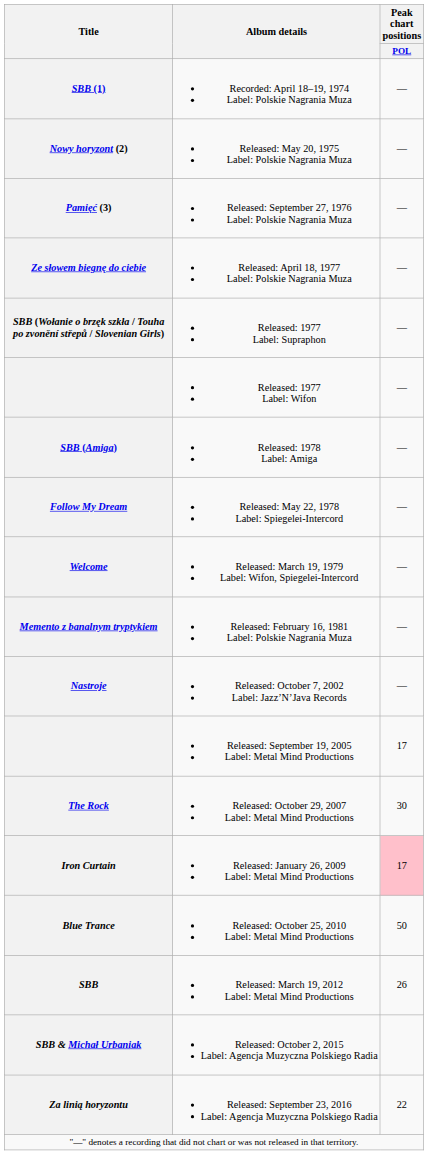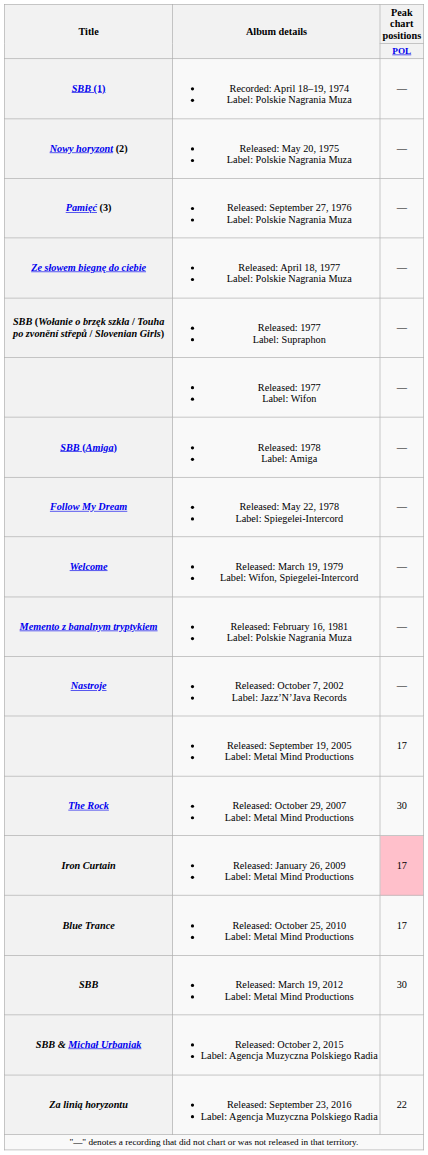(402, 925) 50 -> (402, 925) 17
(402, 985) 26 -> (402, 985) 30
